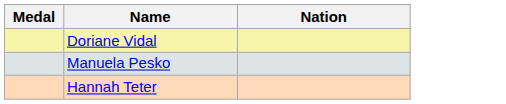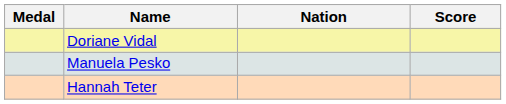+ column: (455, 17)
